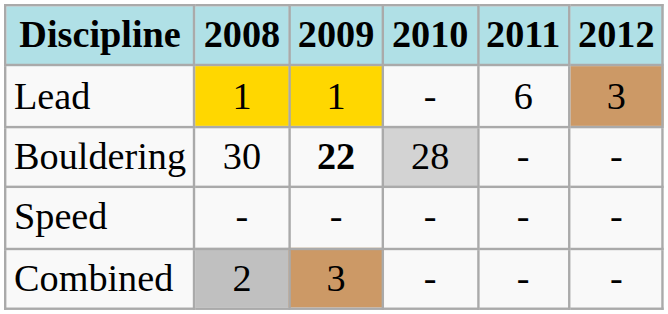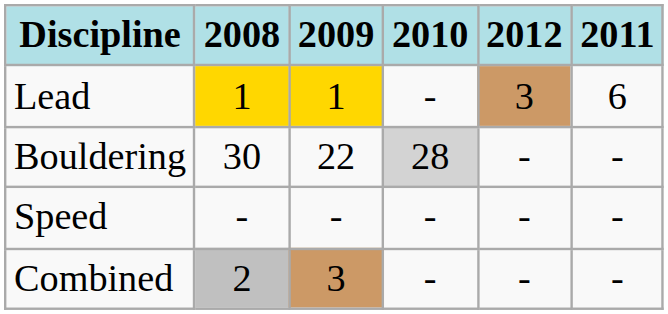columns swapped: (523, 34) <-> (616, 34)
(336, 156) bold -> (336, 156) normal
